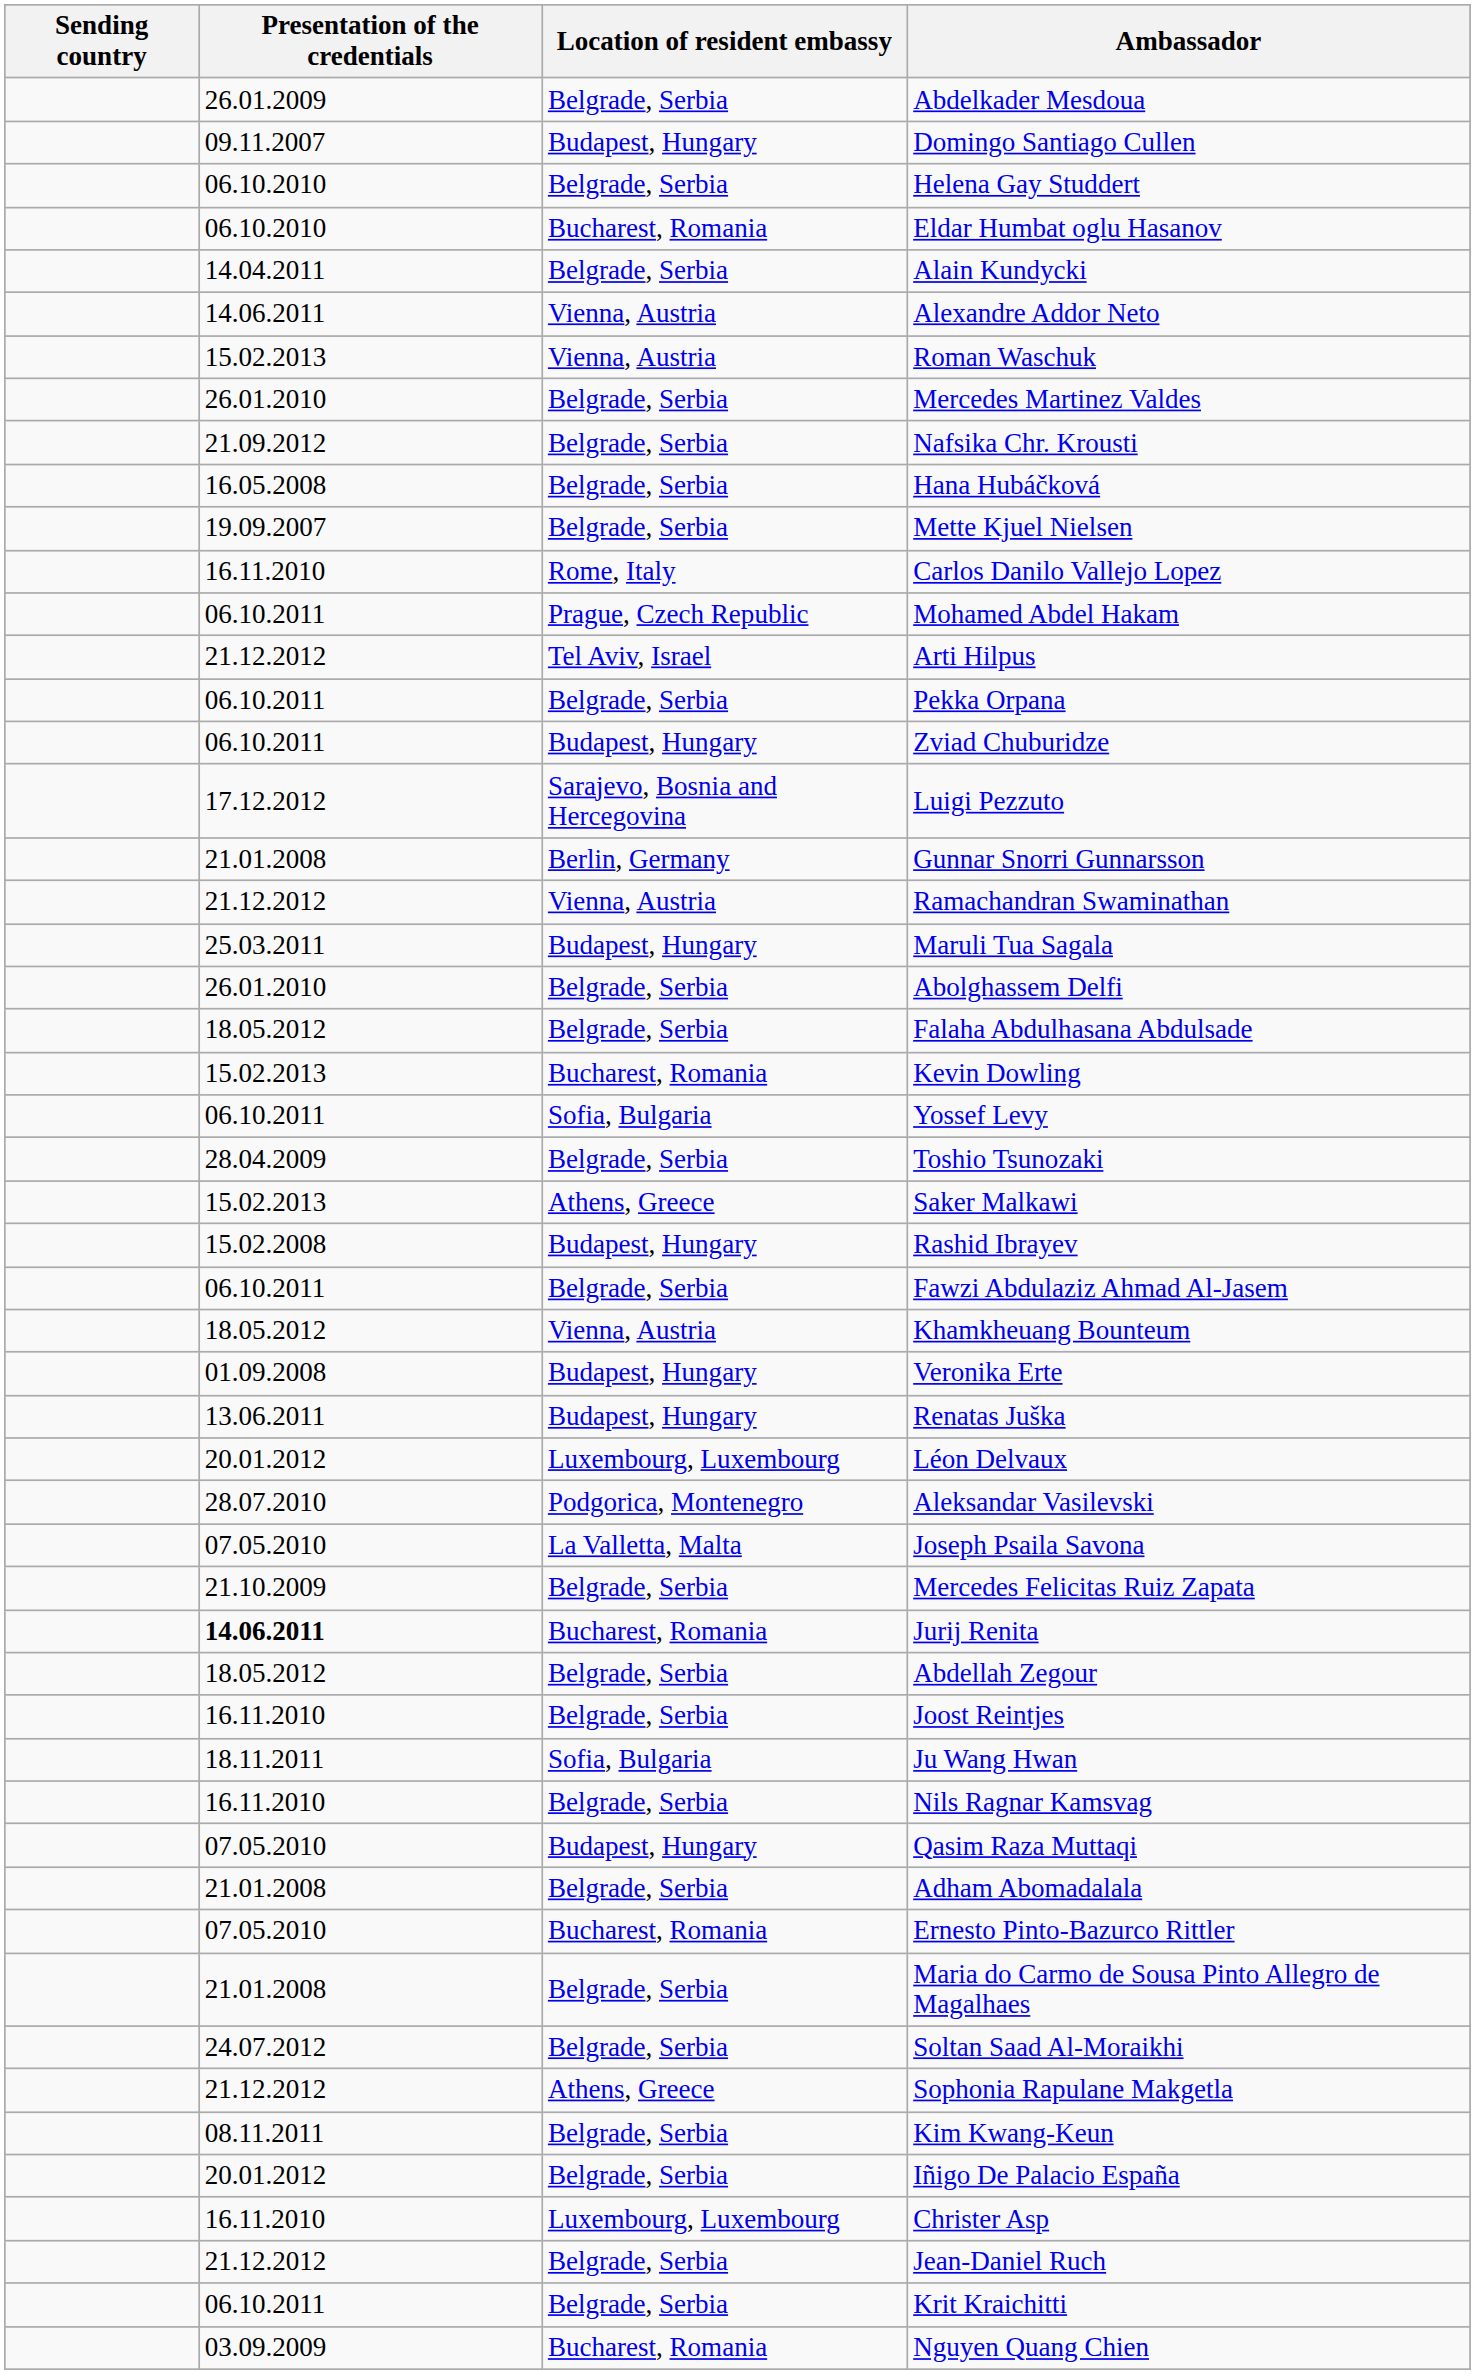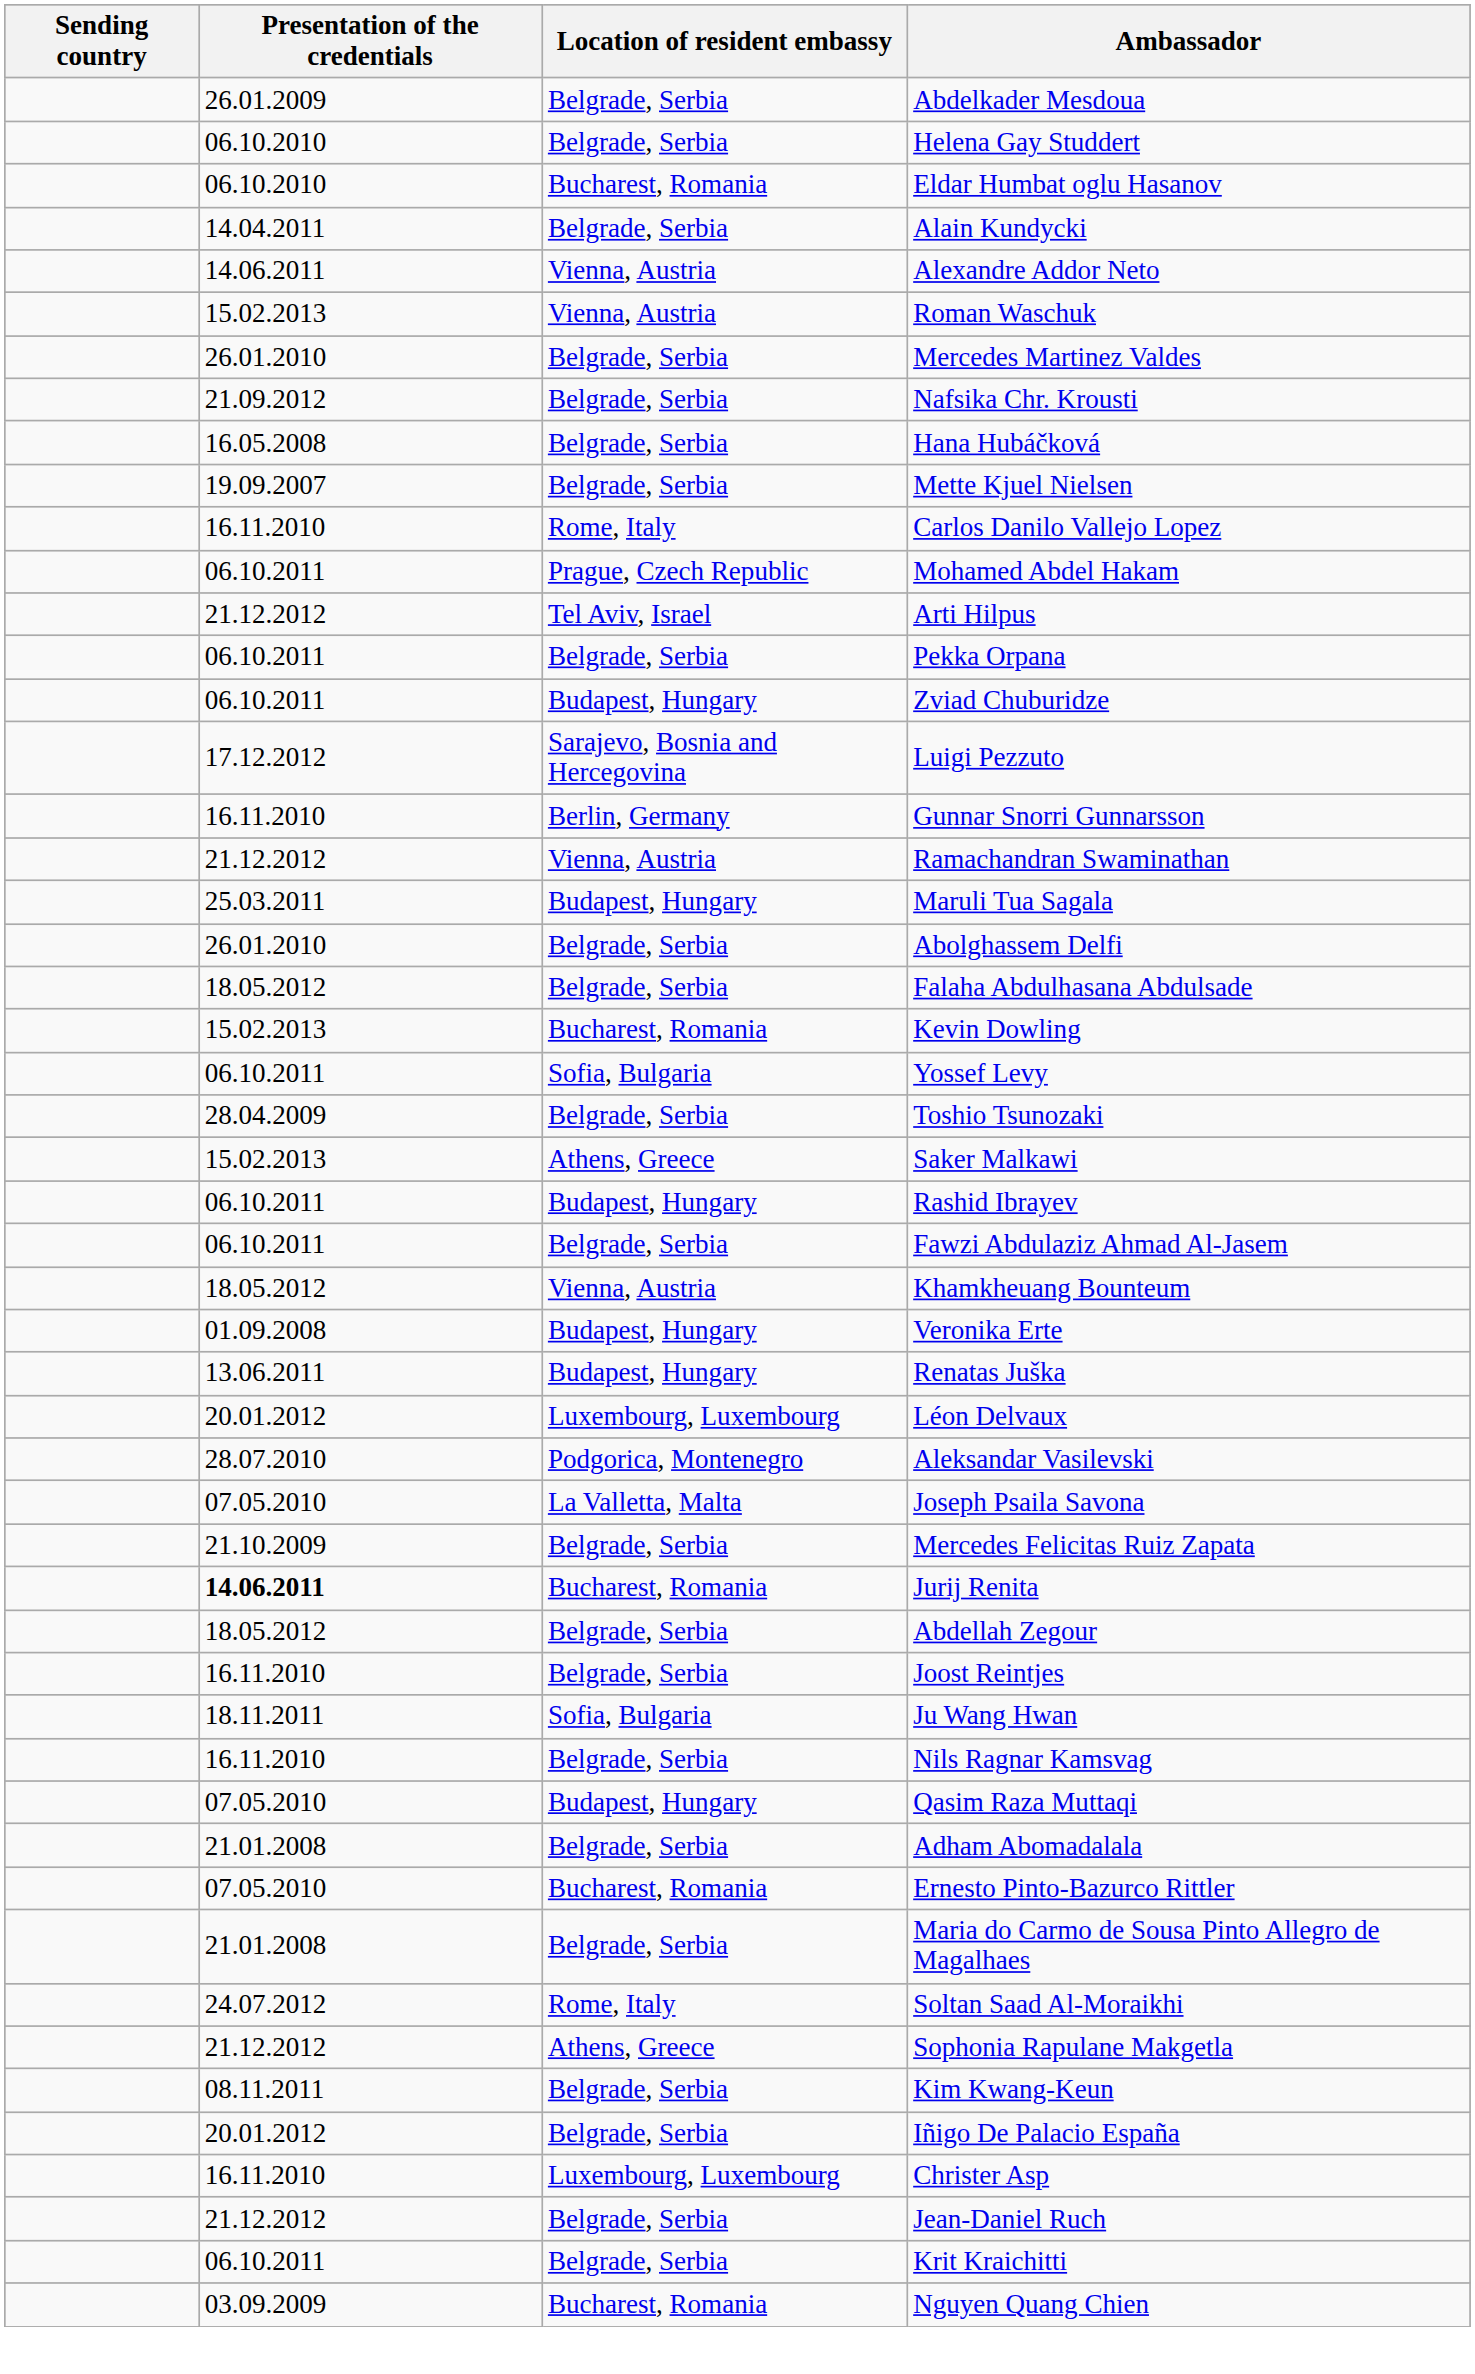- row: (1054, 142)
(265, 858) 21.01.2008 -> (265, 815) 16.11.2010
(265, 1244) 15.02.2008 -> (265, 1201) 06.10.2011
(638, 2046) Belgrade, Serbia -> (612, 2004) Rome, Italy
